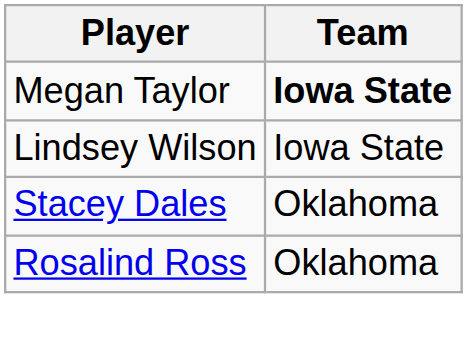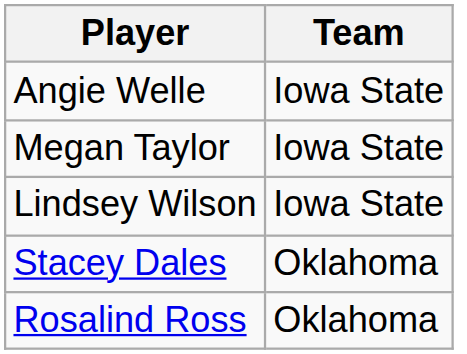+ row: (110, 90)
(363, 90) bold -> (359, 147) normal
